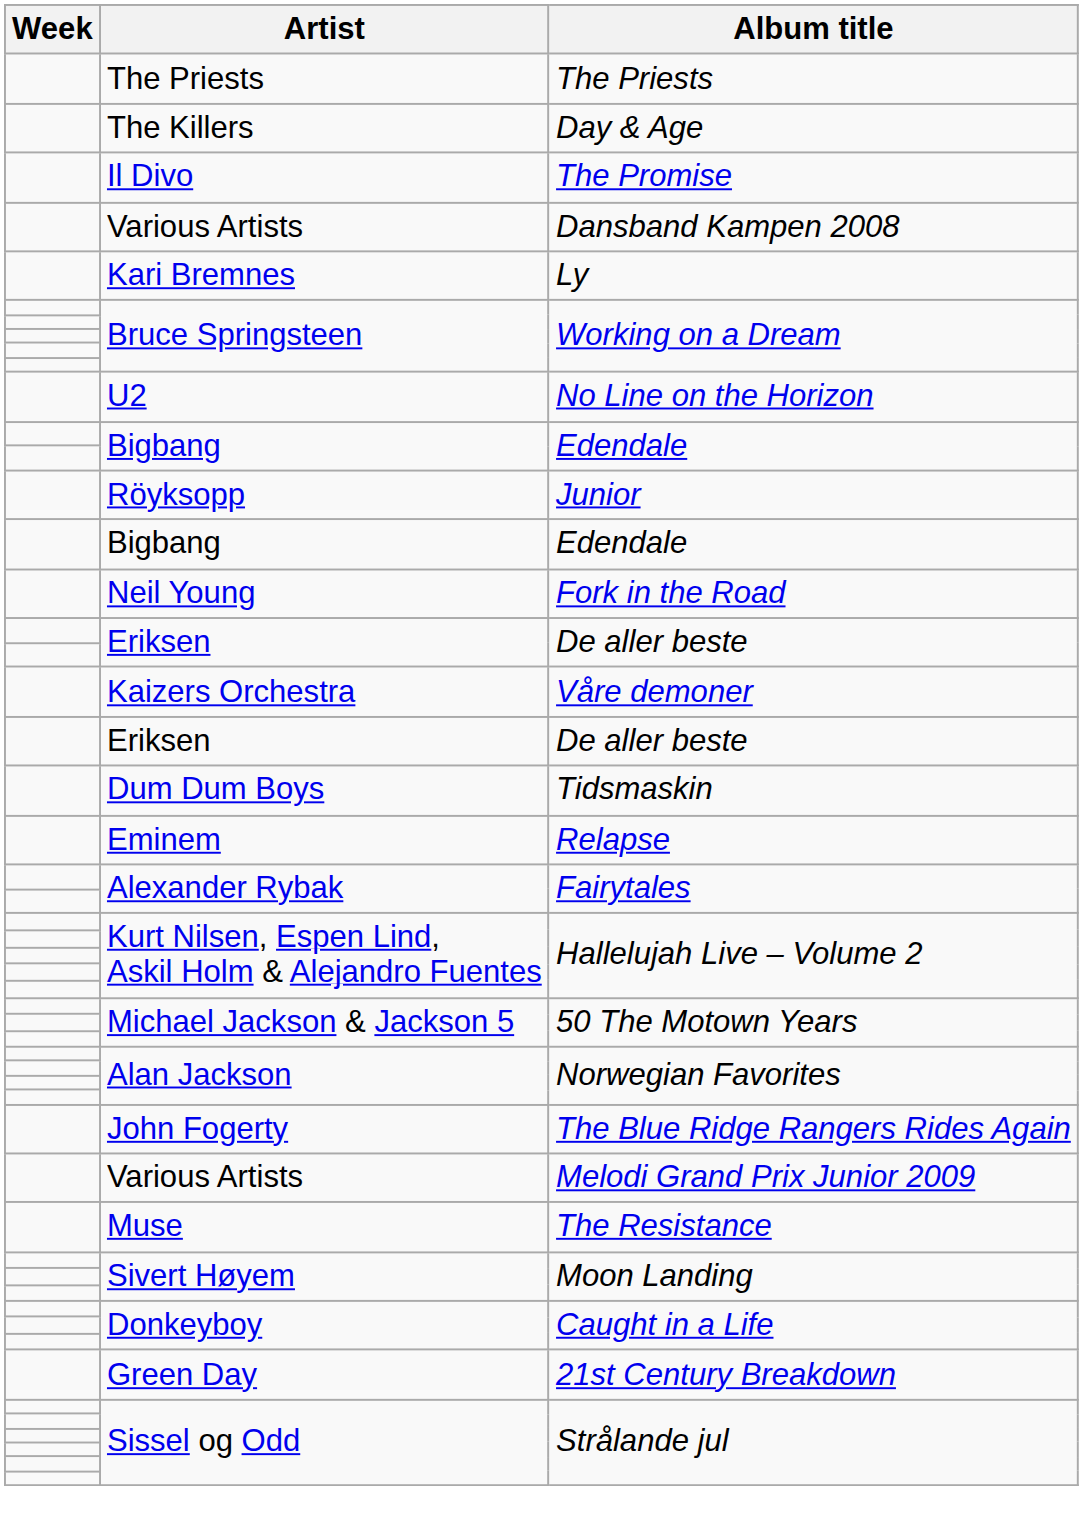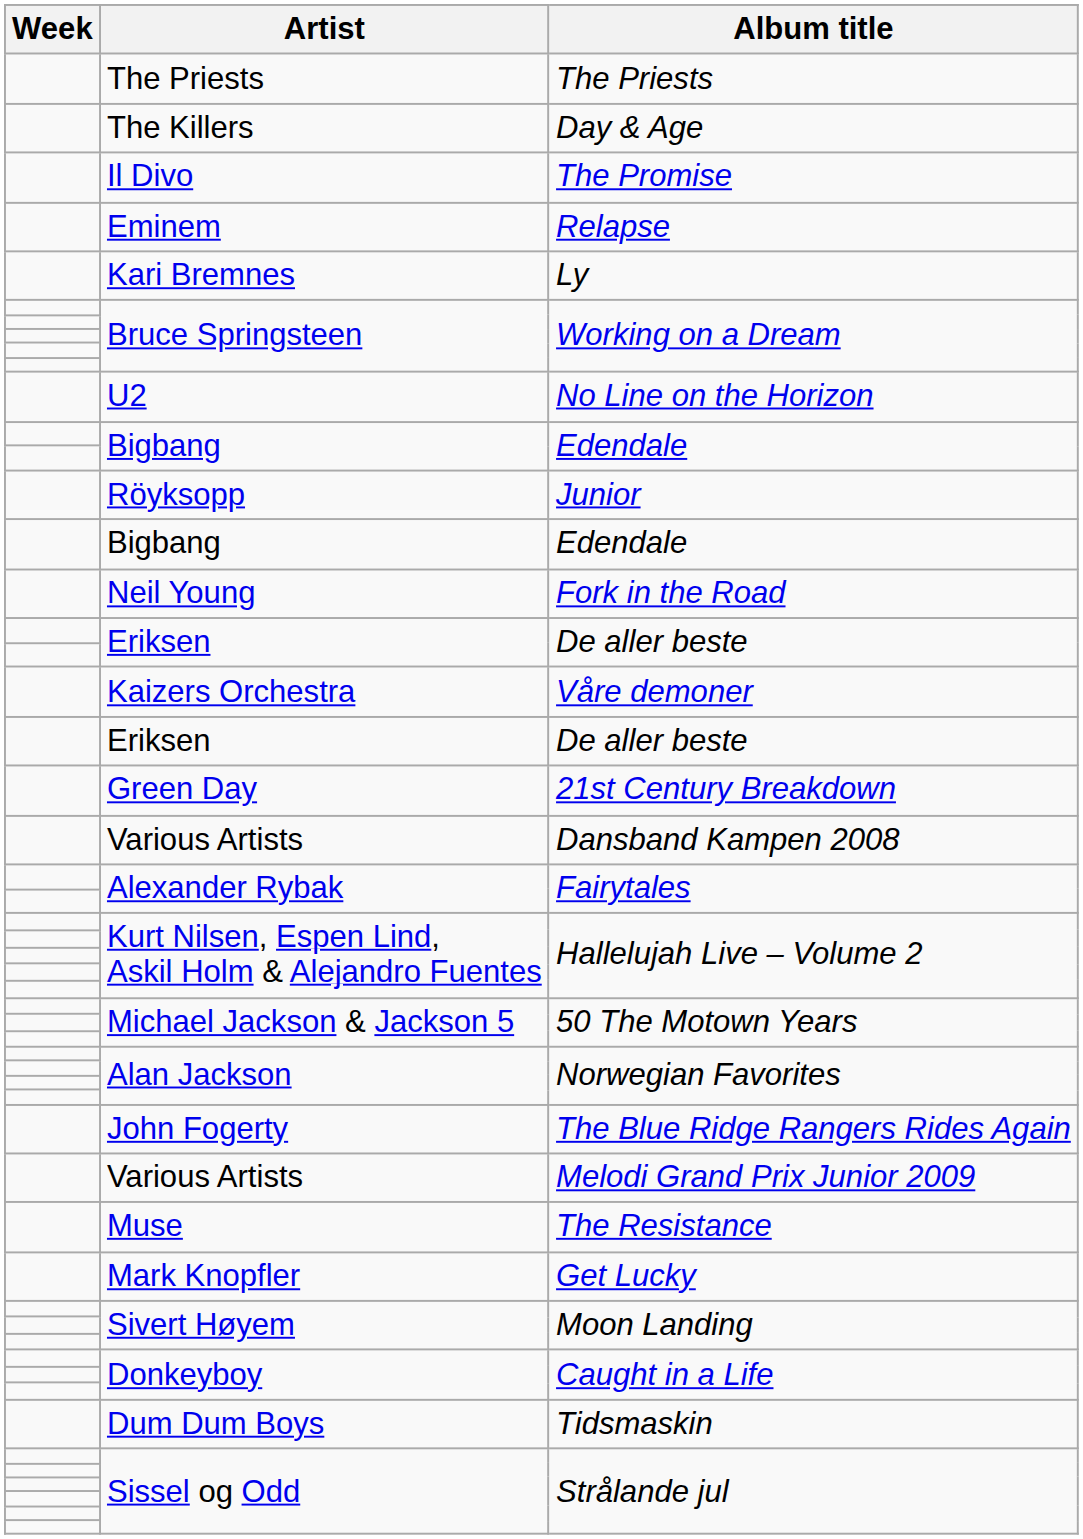rows swapped: (205, 226) <-> (164, 839)
rows swapped: (182, 1374) <-> (216, 789)
+ row: (204, 1275)
